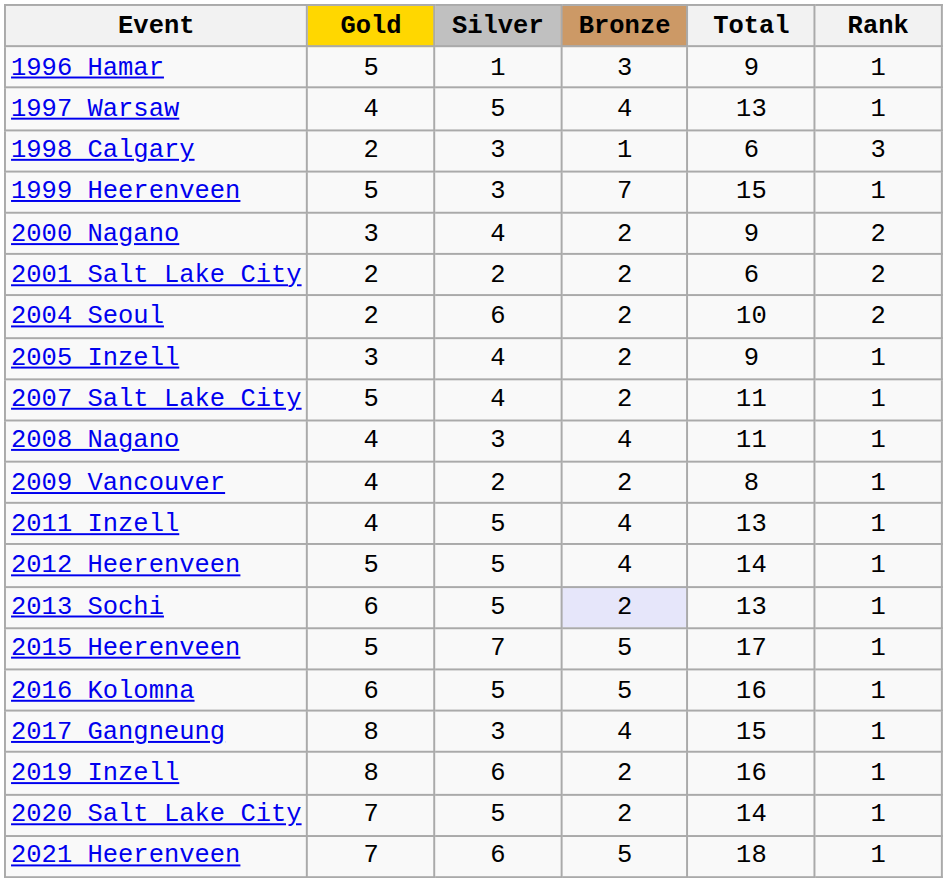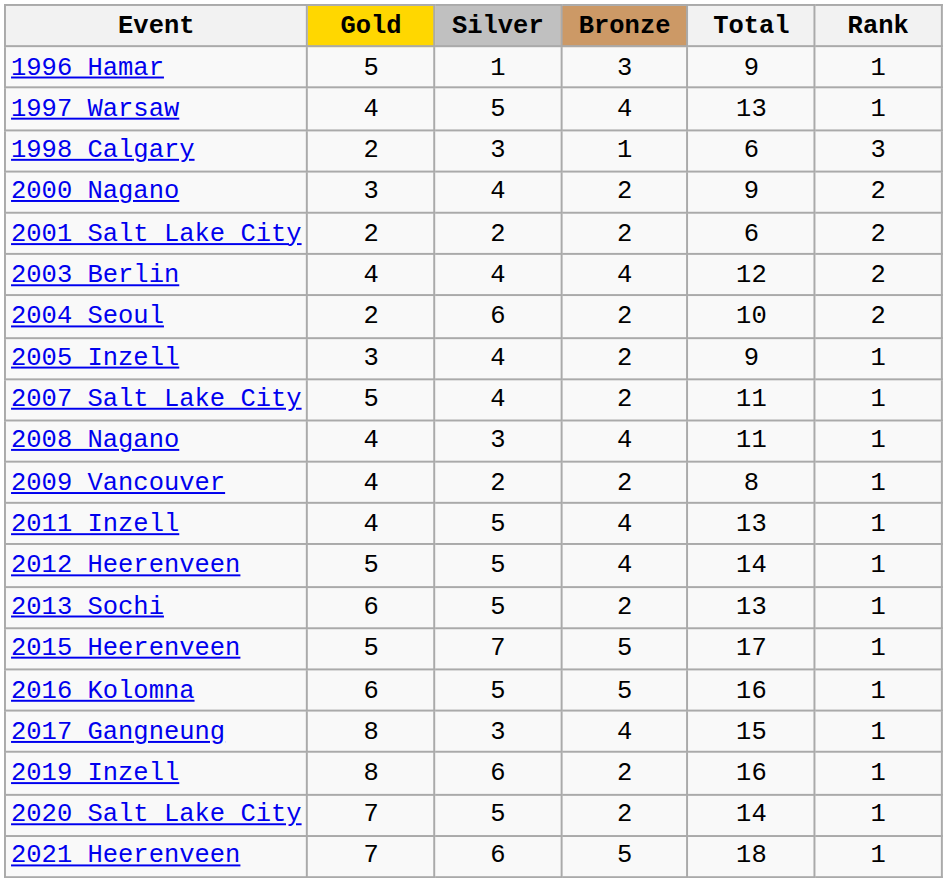- row: (126, 192)
+ row: (95, 275)
(625, 607) lavender background -> (625, 607) no background
